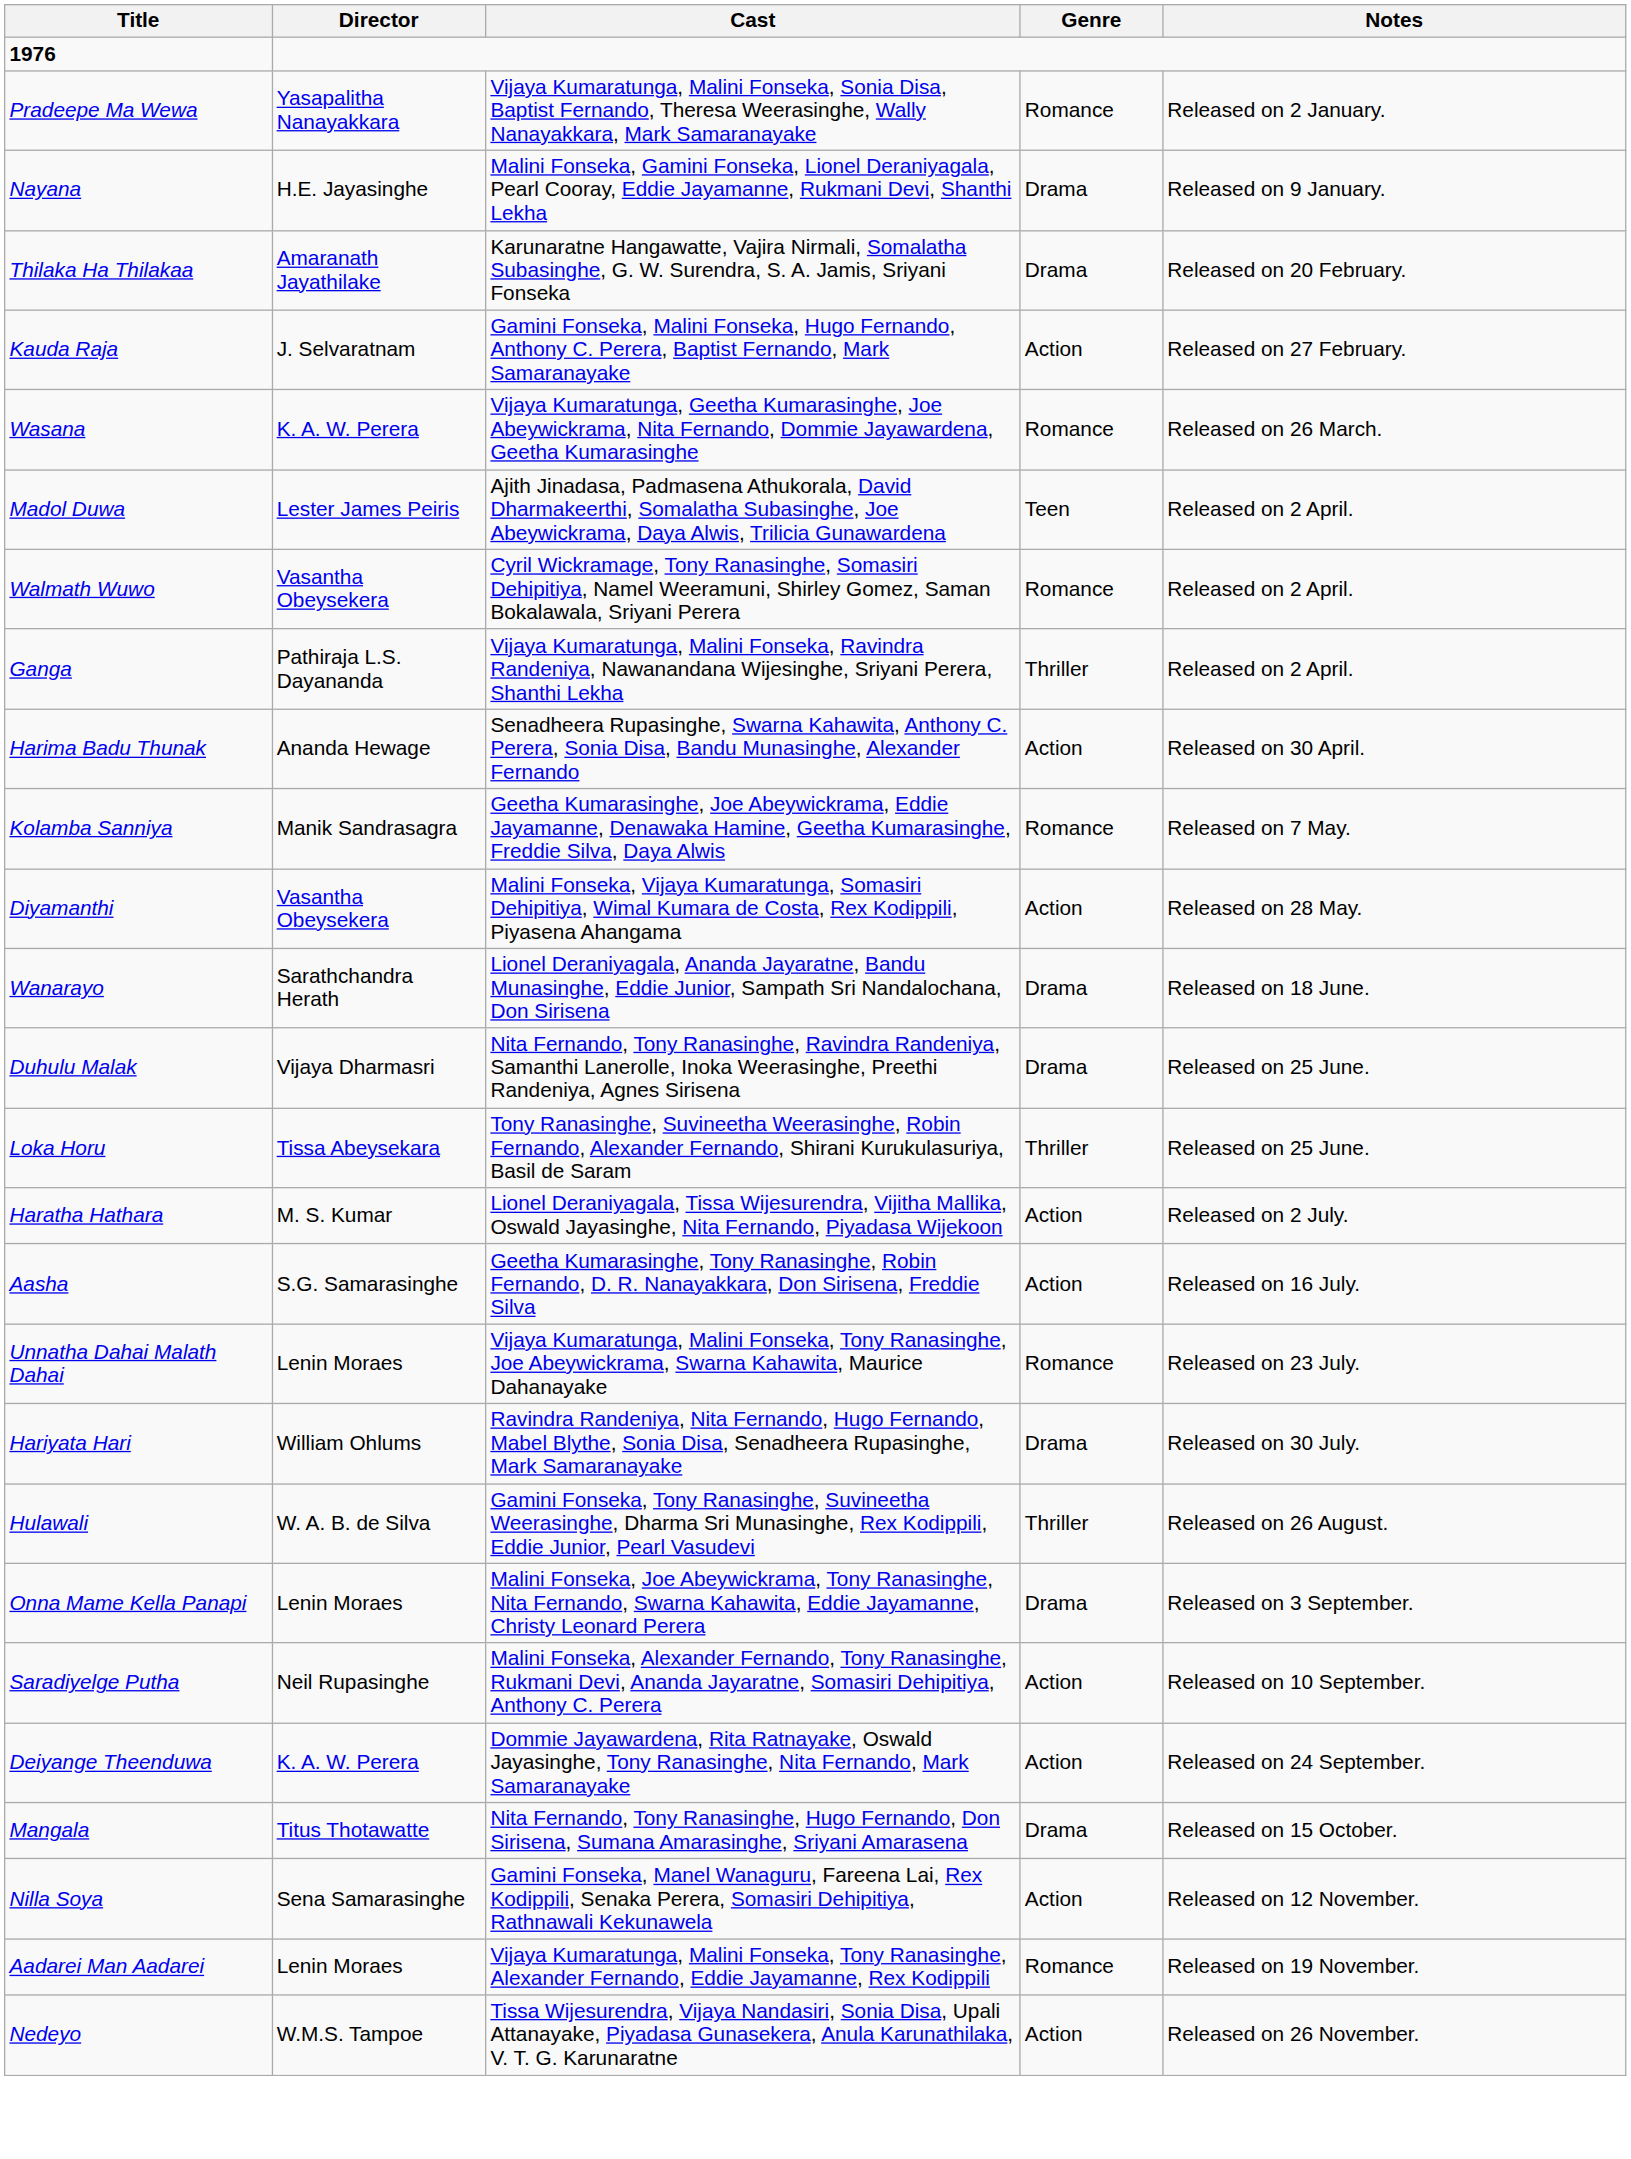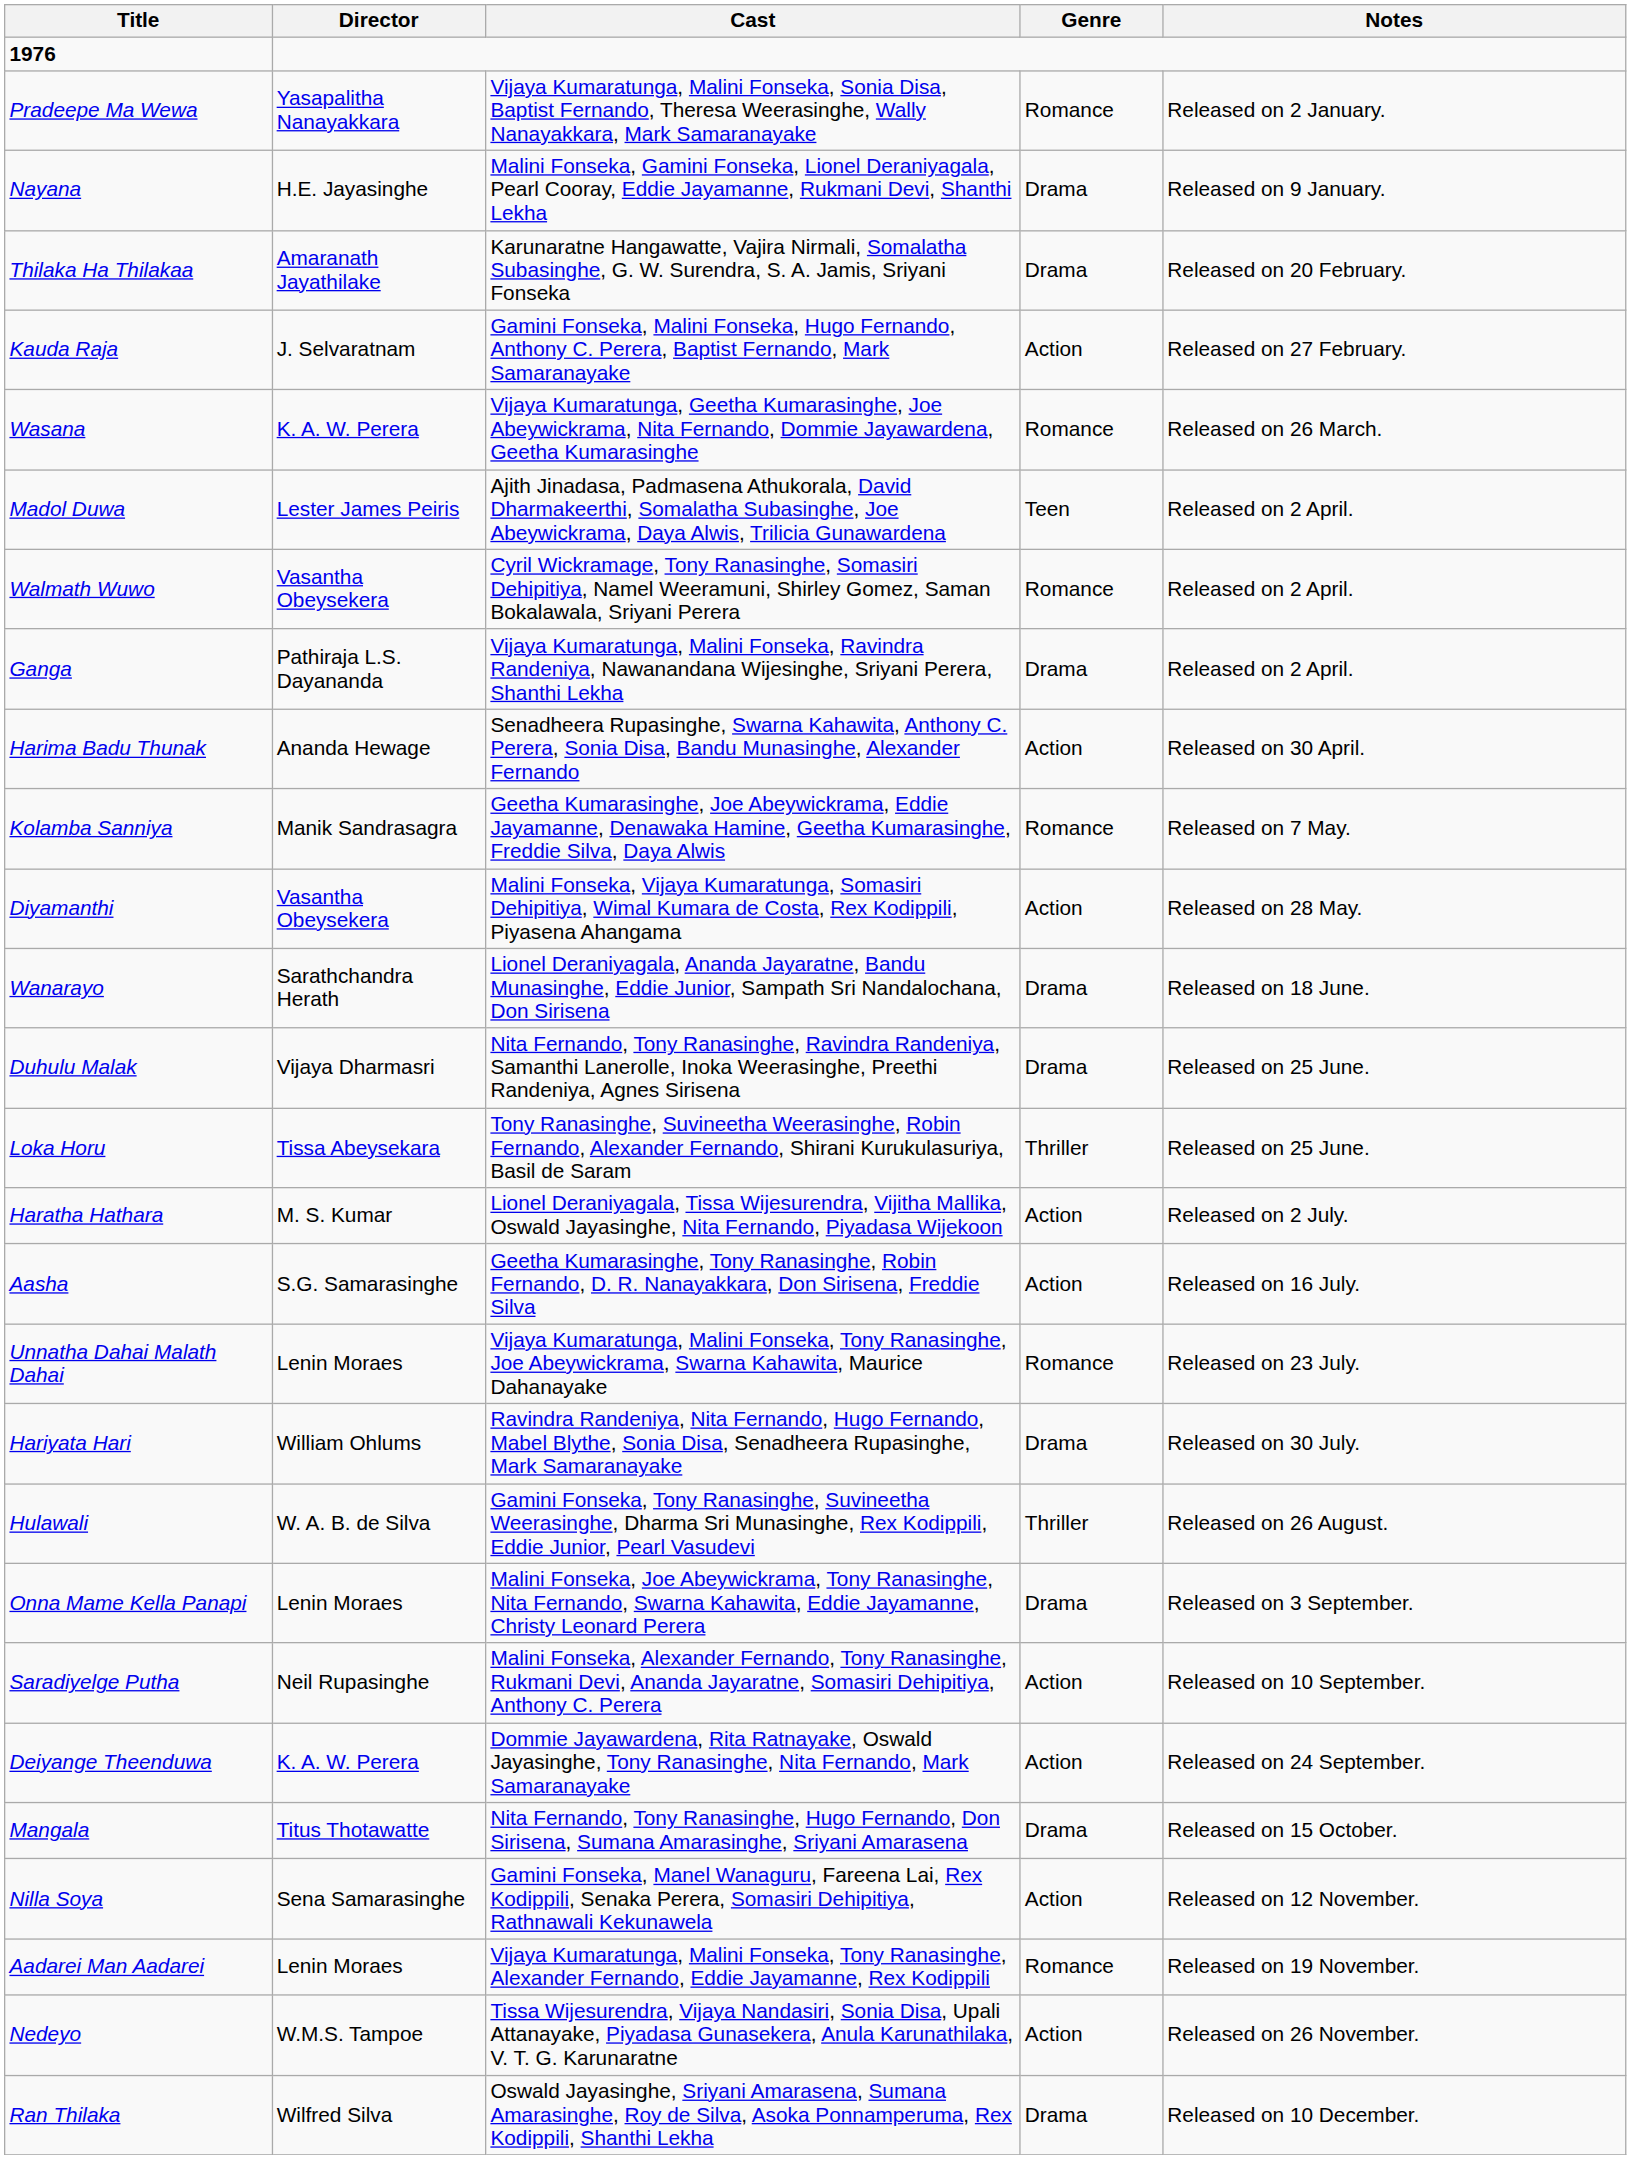(1057, 668) Thriller -> (1056, 668) Drama
+ row: (65, 2114)
